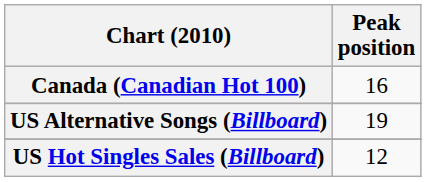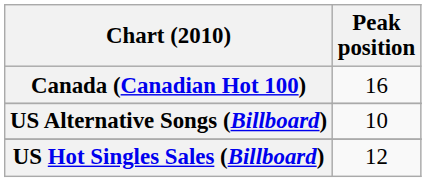(376, 120) 19 -> (376, 120) 10
